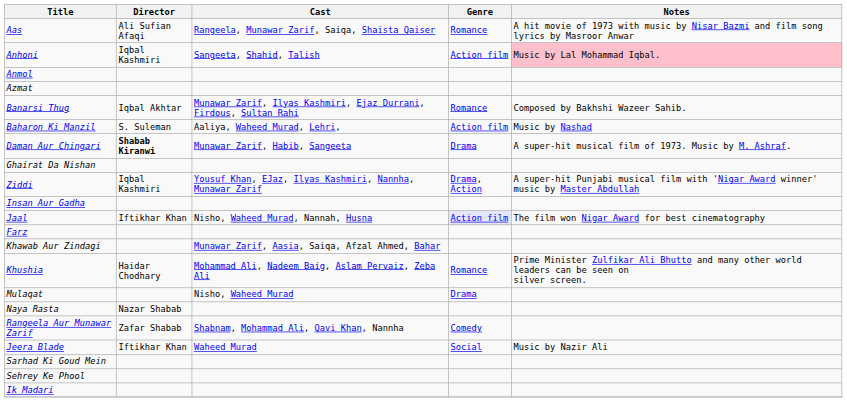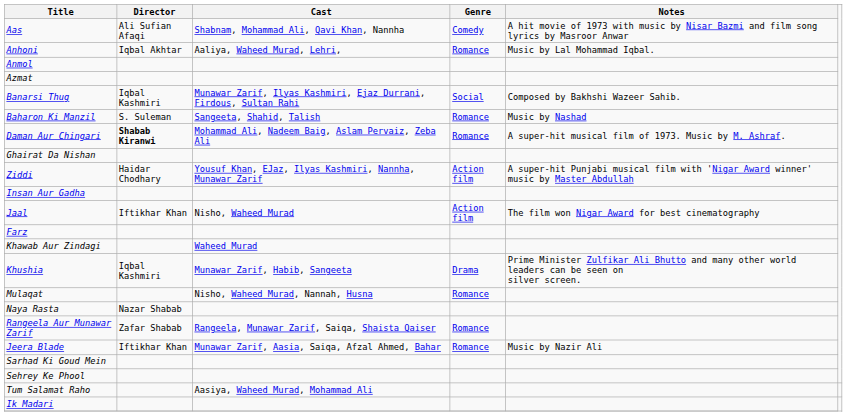(315, 31) Rangeela, Munawar Zarif, Saiqa, Shaista Qaiser -> (299, 31) Shabnam, Mohammad Ali, Qavi Khan, Nannha
(469, 31) Romance -> (468, 31) Comedy
(139, 55) Iqbal Kashmiri -> (150, 50) Iqbal Akhtar
(257, 55) Sangeeta, Shahid, Talish -> (268, 50) Aaliya, Waheed Murad, Lehri,
(479, 55) Action film -> (471, 50) Romance
(587, 55) pink background -> (581, 50) no background
(150, 108) Iqbal Akhtar -> (140, 97) Iqbal Kashmiri
(469, 108) Romance -> (468, 97) Social
(267, 127) Aaliya, Waheed Murad, Lehri, -> (257, 117) Sangeeta, Shahid, Talish
(479, 127) Action film -> (471, 117) Romance
(273, 146) Munawar Zarif, Habib, Sangeeta -> (315, 136) Mohammad Ali, Nadeem Baig, Aslam Pervaiz, Zeba Ali
(464, 146) Drama -> (471, 136) Romance
(139, 184) Iqbal Kashmiri -> (140, 174) Haidar Chodhary
(466, 184) Drama, Action -> (468, 174) Action film
(283, 218) Nisho, Waheed Murad, Nannah, Husna -> (244, 213) Nisho, Waheed Murad
(479, 218) lavender background -> (468, 213) no background
(317, 246) Munawar Zarif, Aasia, Saiqa, Afzal Ahmed, Bahar -> (226, 246) Waheed Murad
(139, 270) Haidar Chodhary -> (140, 270) Iqbal Kashmiri
(315, 270) Mohammad Ali, Nadeem Baig, Aslam Pervaiz, Zeba Ali -> (273, 270) Munawar Zarif, Habib, Sangeeta
(469, 270) Romance -> (465, 270) Drama
(244, 295) Nisho, Waheed Murad -> (284, 295) Nisho, Waheed Murad, Nannah, Husna
(464, 295) Drama -> (471, 295) Romance
(299, 328) Shabnam, Mohammad Ali, Qavi Khan, Nannha -> (315, 328) Rangeela, Munawar Zarif, Saiqa, Shaista Qaiser
(466, 328) Comedy -> (471, 328) Romance
(225, 347) Waheed Murad -> (318, 347) Munawar Zarif, Aasia, Saiqa, Afzal Ahmed, Bahar
(466, 347) Social -> (471, 347) Romance
+ row: (48, 390)
